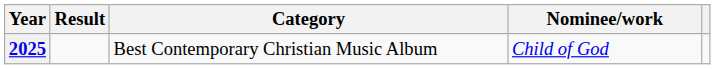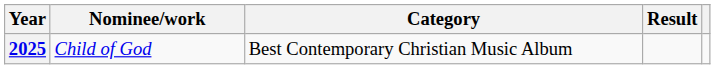columns swapped: (605, 19) <-> (80, 19)
